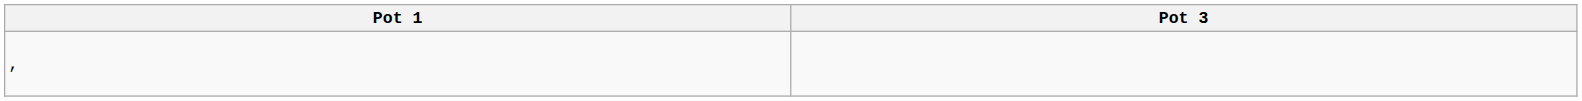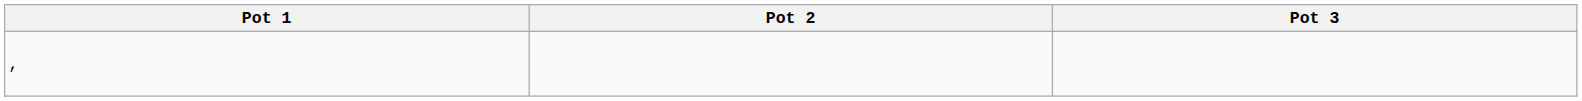+ column: (791, 18)
